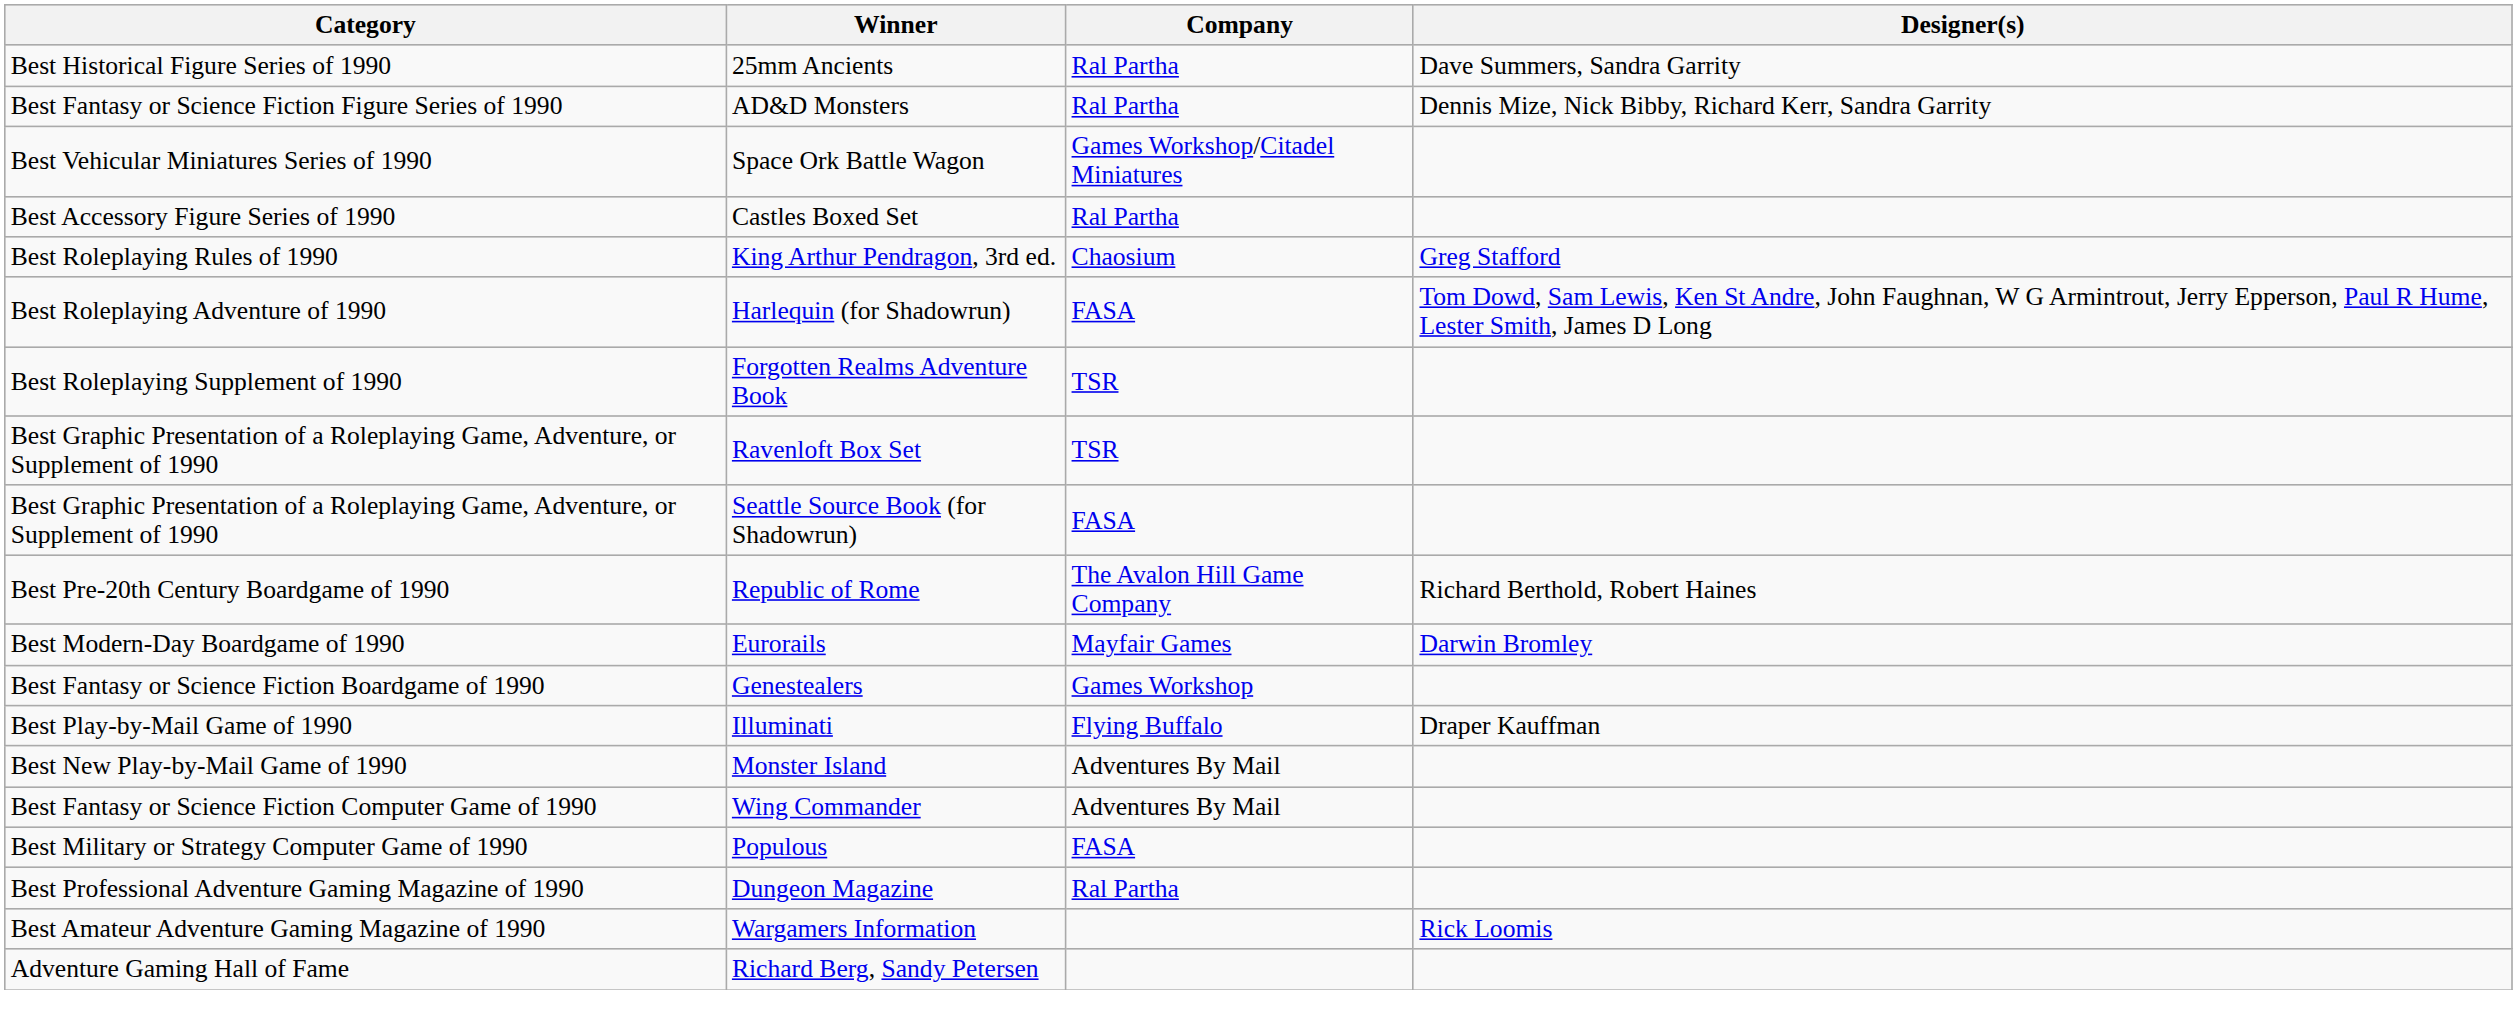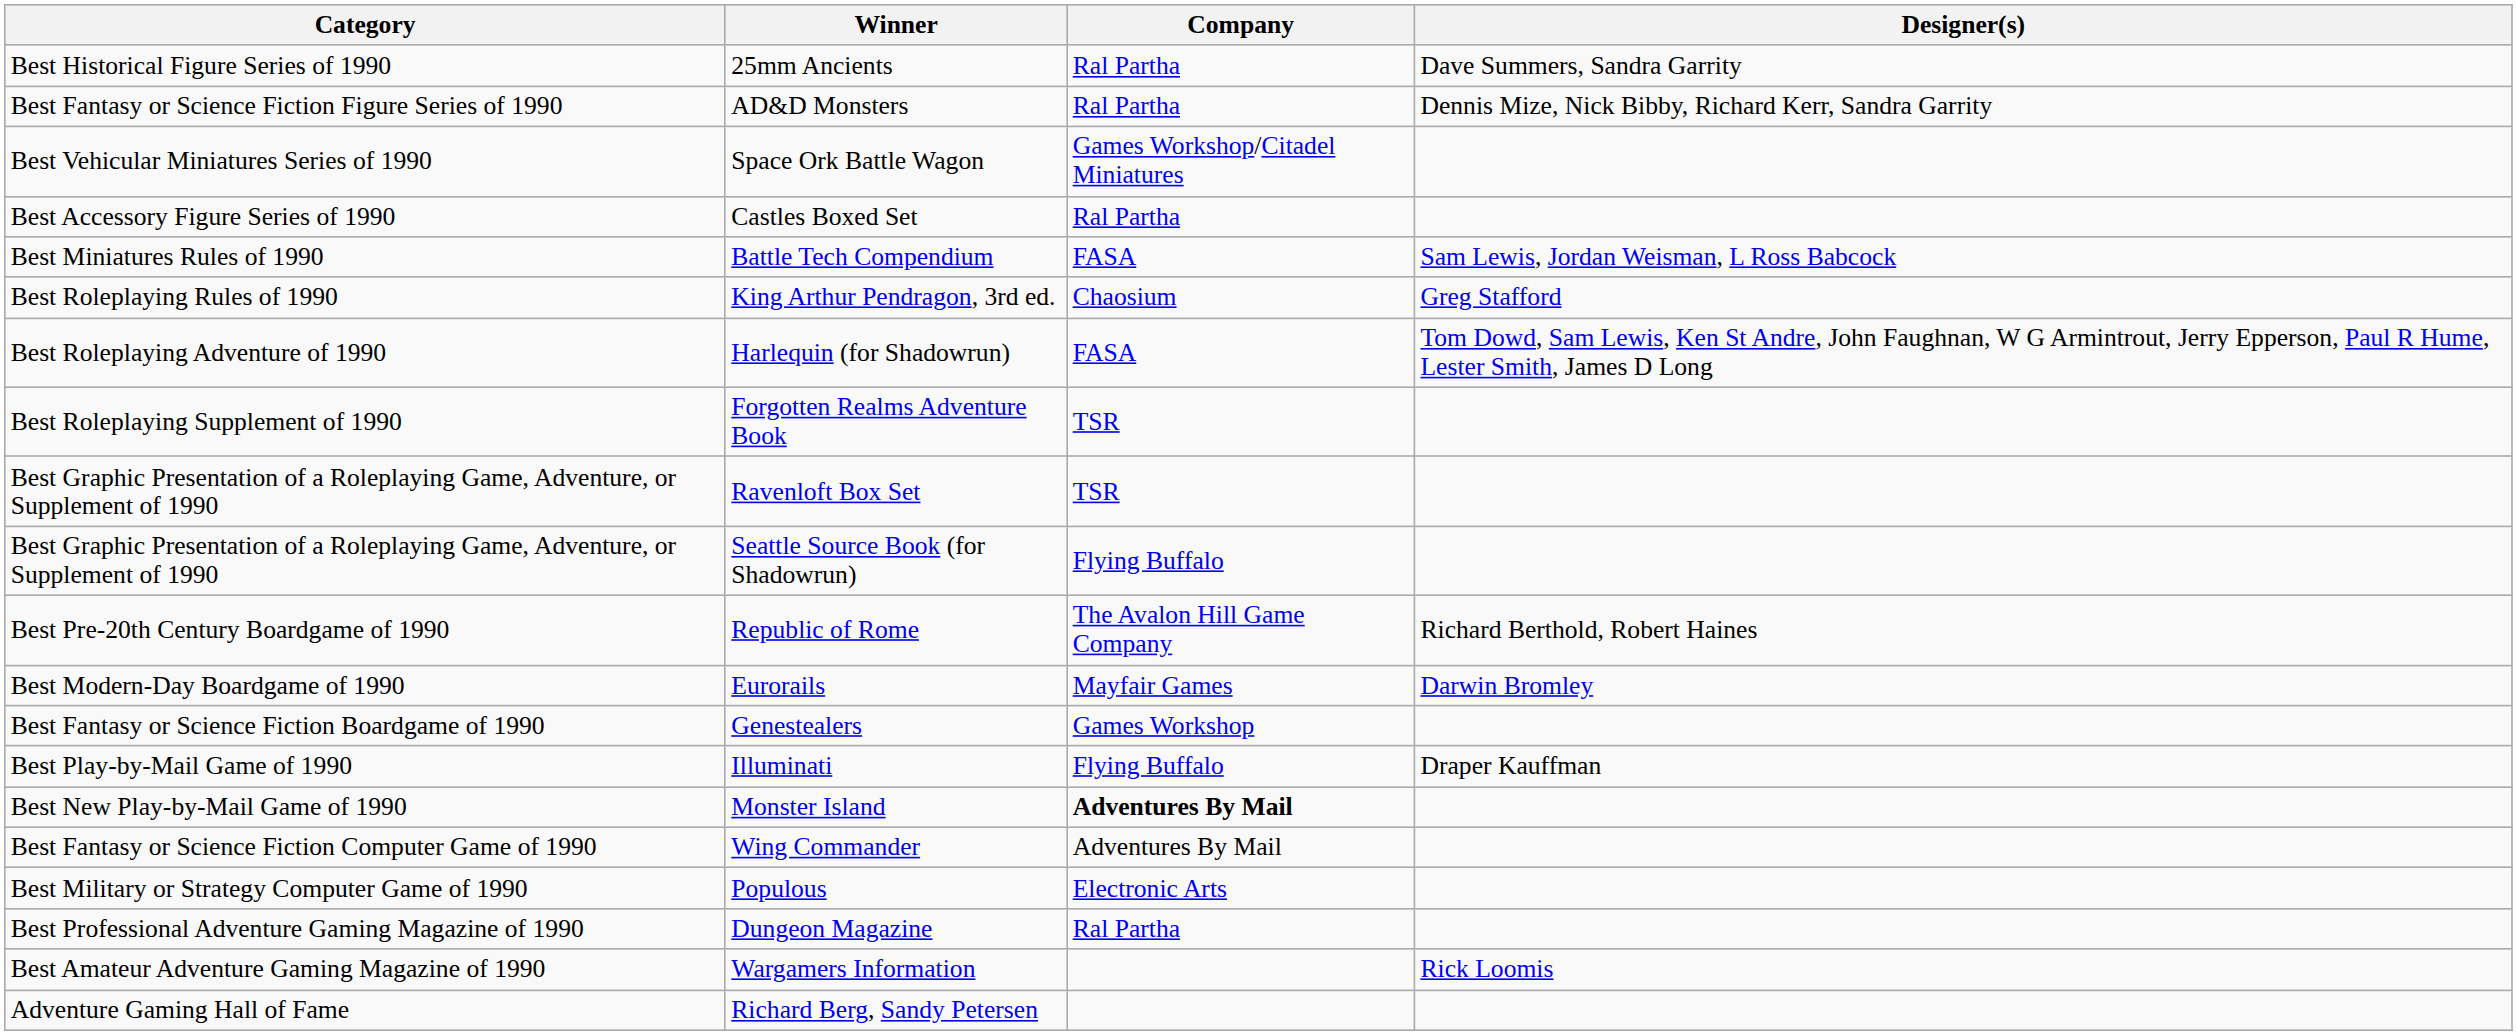+ row: (862, 256)
(1103, 519) FASA -> (1148, 560) Flying Buffalo
(1176, 766) normal -> (1183, 806) bold
(1103, 847) FASA -> (1150, 887) Electronic Arts
